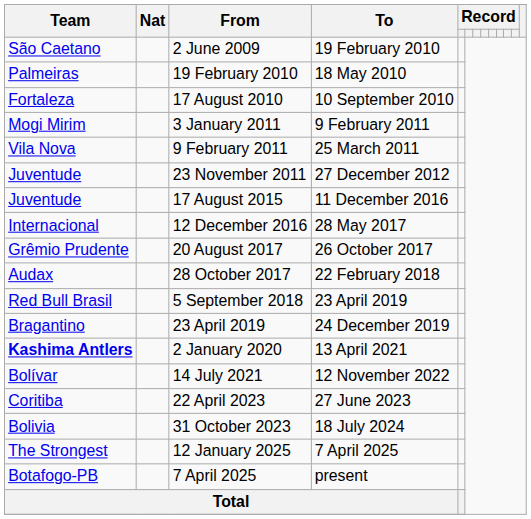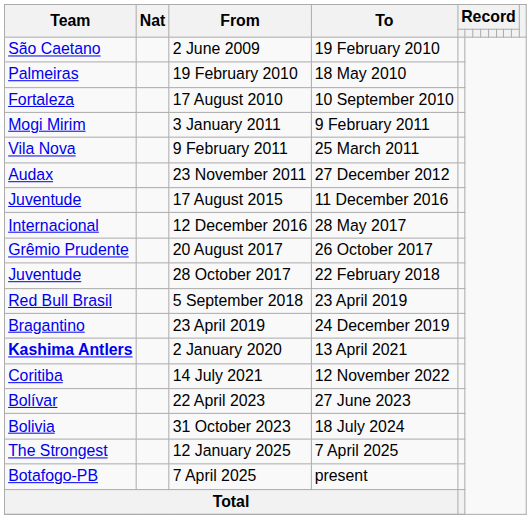(45, 175) Juventude -> (31, 175) Audax
(31, 275) Audax -> (45, 275) Juventude
(33, 376) Bolívar -> (35, 376) Coritiba
(35, 401) Coritiba -> (33, 401) Bolívar
